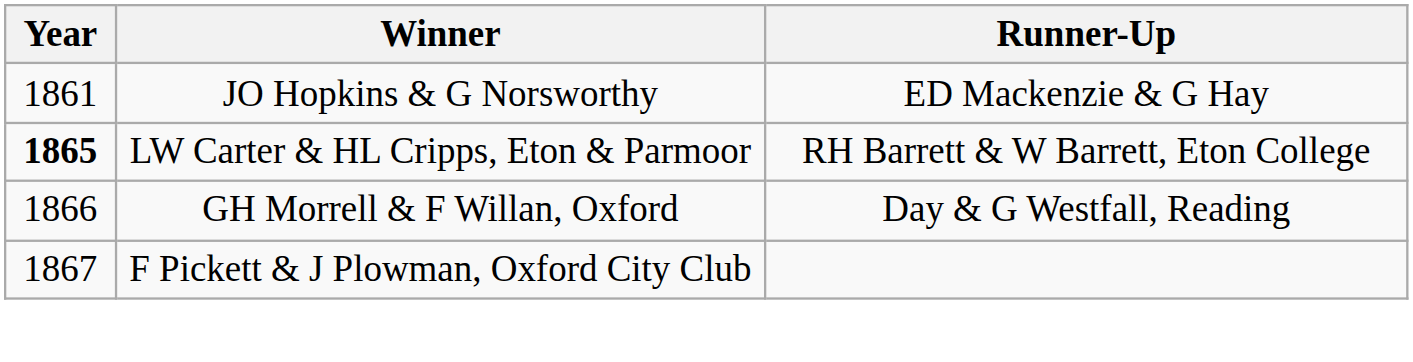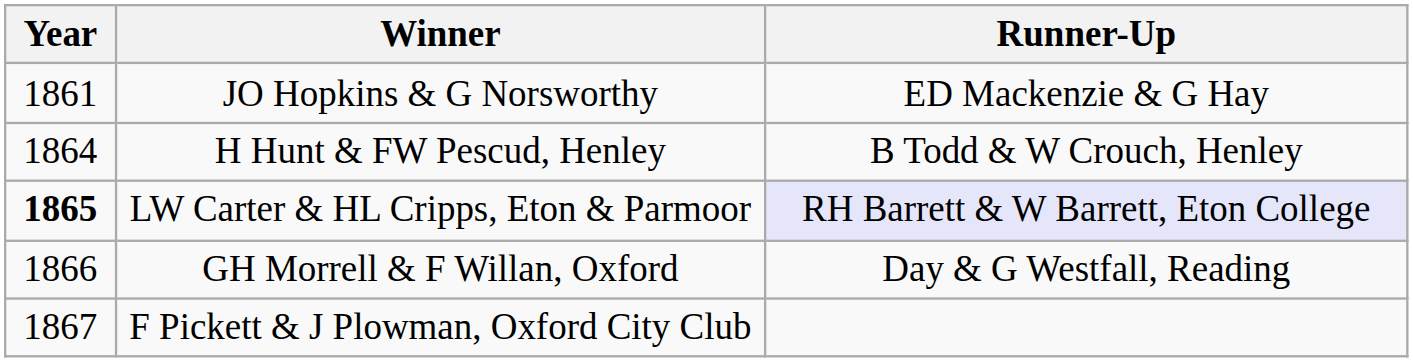+ row: (440, 151)
(1086, 151) no background -> (1086, 209) lavender background
